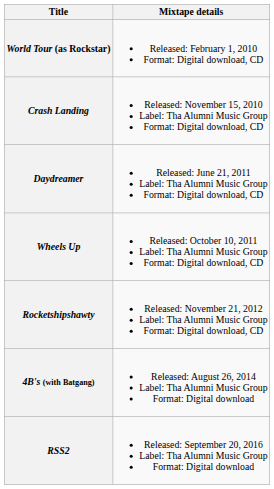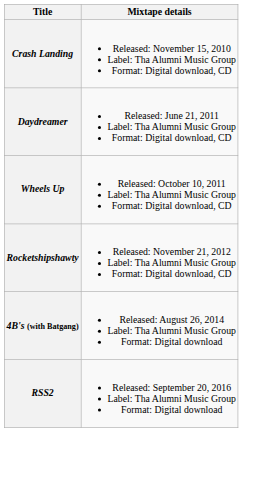- row: (58, 48)
